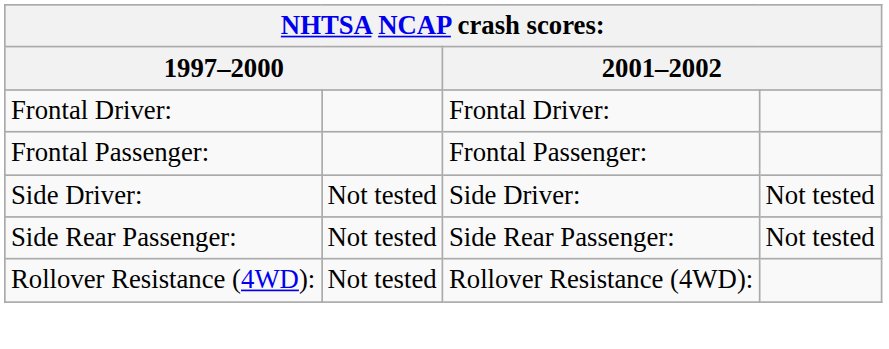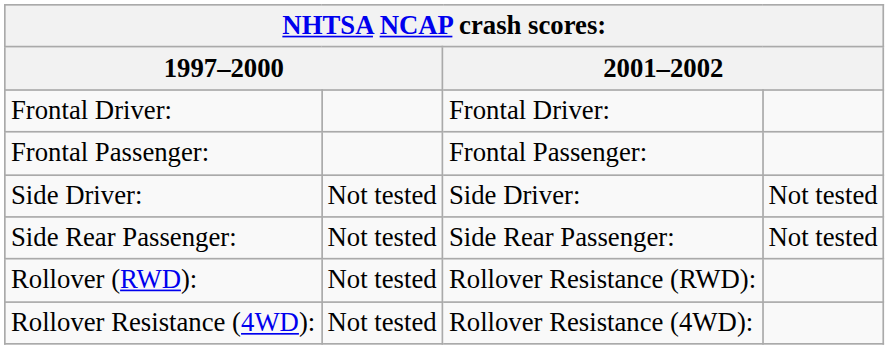+ row: (104, 279)
